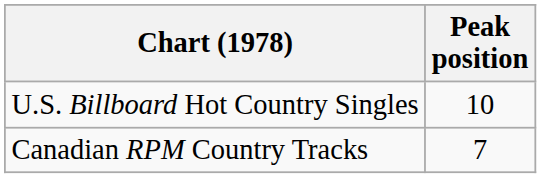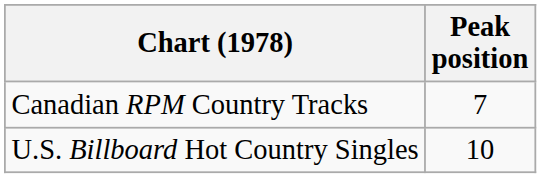rows swapped: (215, 104) <-> (190, 149)
